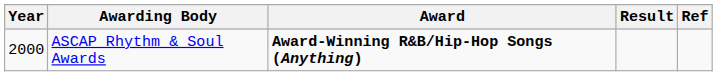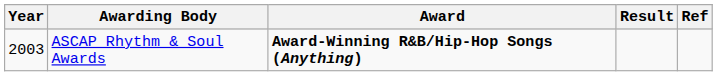(26, 50) 2000 -> (26, 50) 2003
